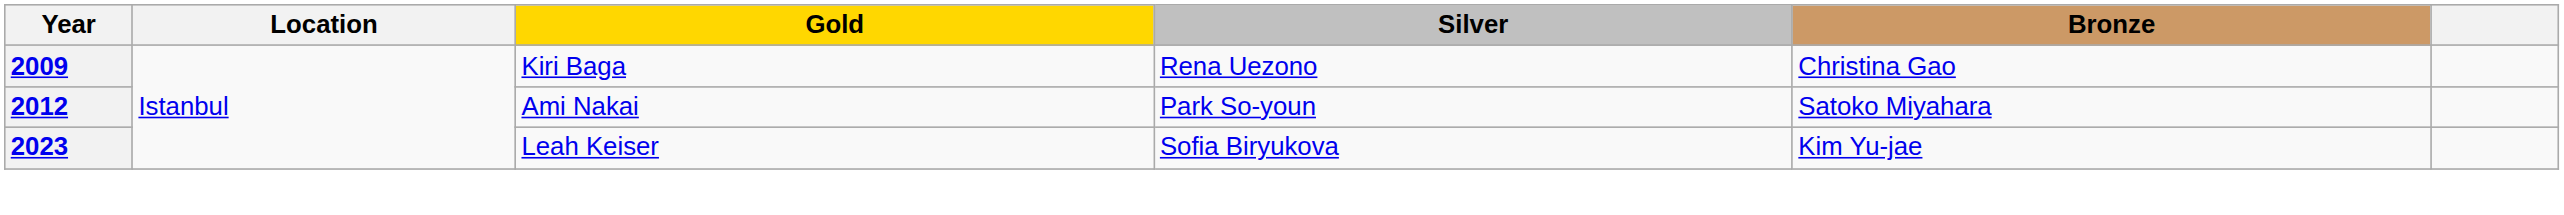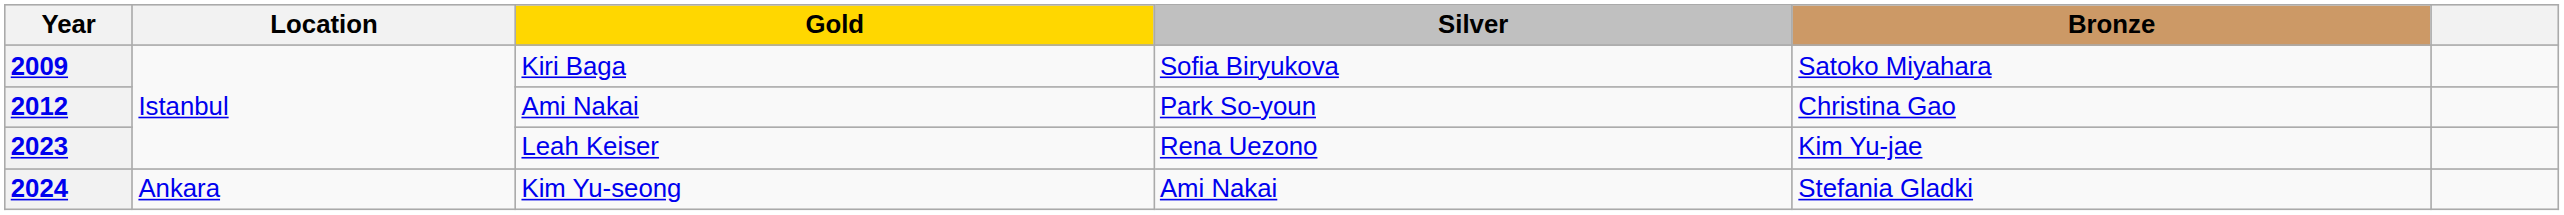(1239, 65) Rena Uezono -> (1249, 65) Sofia Biryukova
(1877, 65) Christina Gao -> (1895, 65) Satoko Miyahara
(1895, 106) Satoko Miyahara -> (1877, 106) Christina Gao
(1249, 147) Sofia Biryukova -> (1239, 147) Rena Uezono
+ row: (39, 188)
